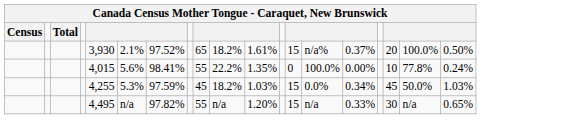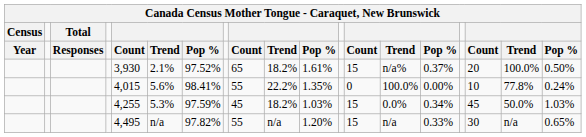+ row: (25, 50)
